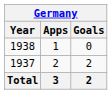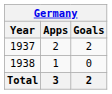rows swapped: (23, 64) <-> (23, 47)
